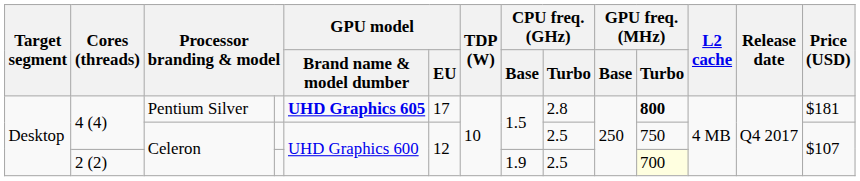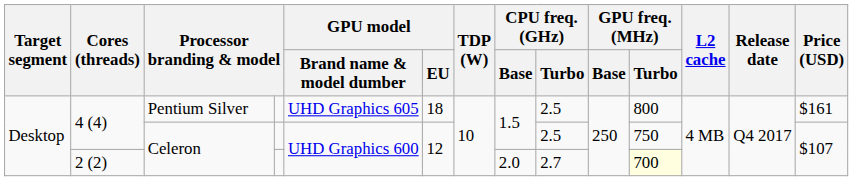(357, 108) bold -> (353, 108) normal
(441, 108) 17 -> (435, 108) 18
(557, 108) 2.8 -> (551, 108) 2.5
(653, 108) bold -> (646, 108) normal
(823, 108) $181 -> (816, 108) $161
(516, 162) 1.9 -> (509, 162) 2.0
(557, 162) 2.5 -> (551, 162) 2.7
